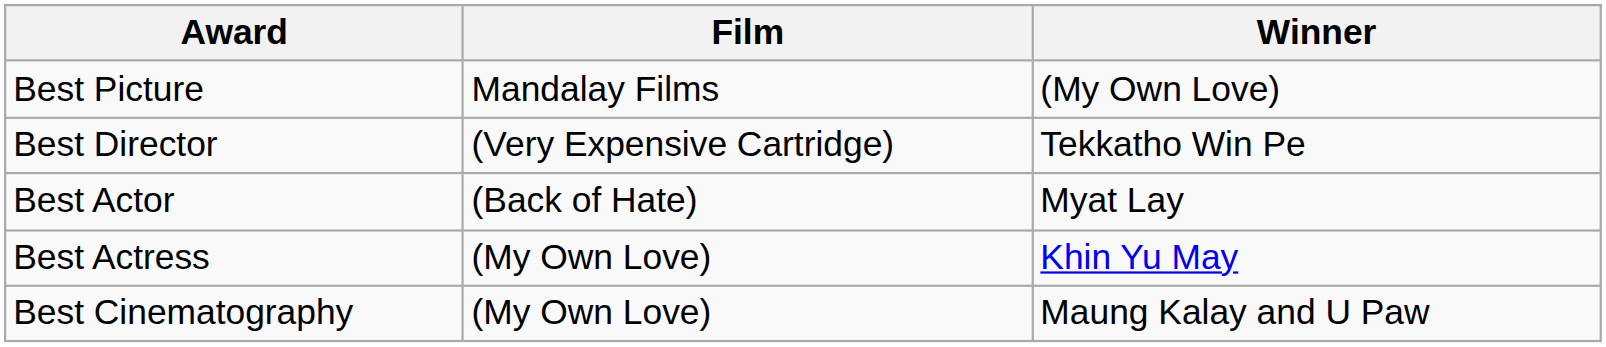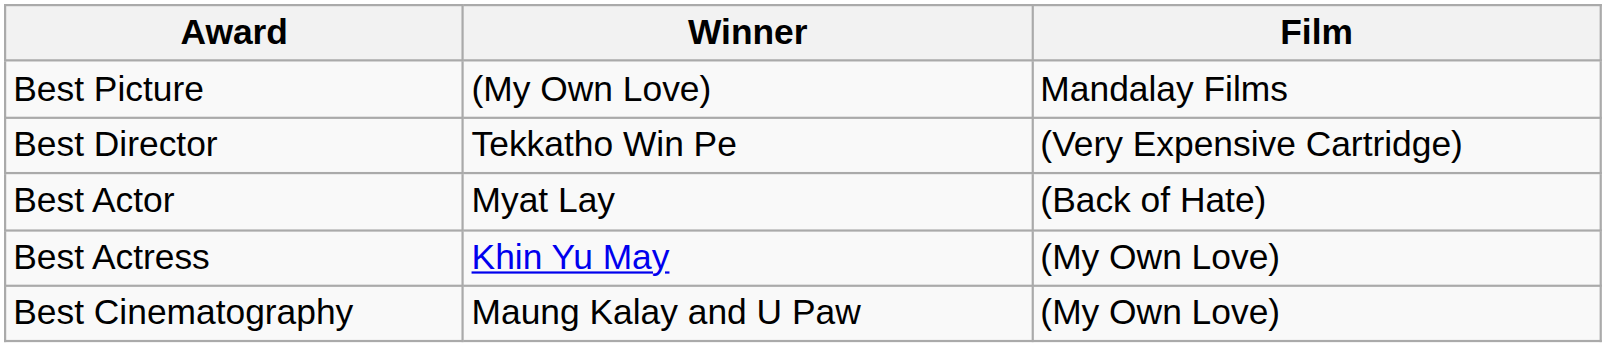columns swapped: (1317, 32) <-> (748, 32)
